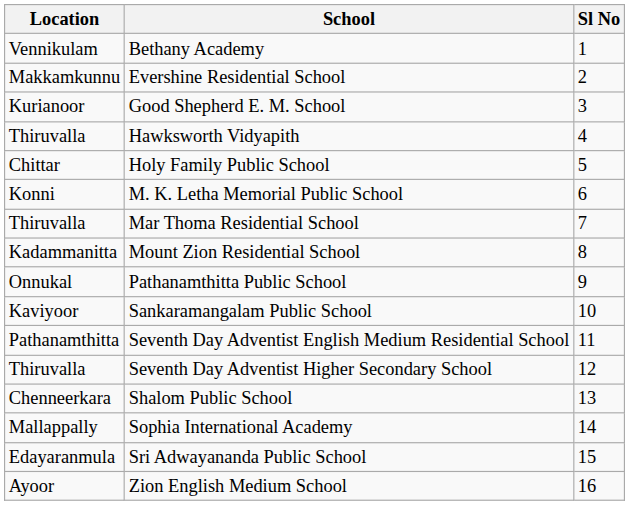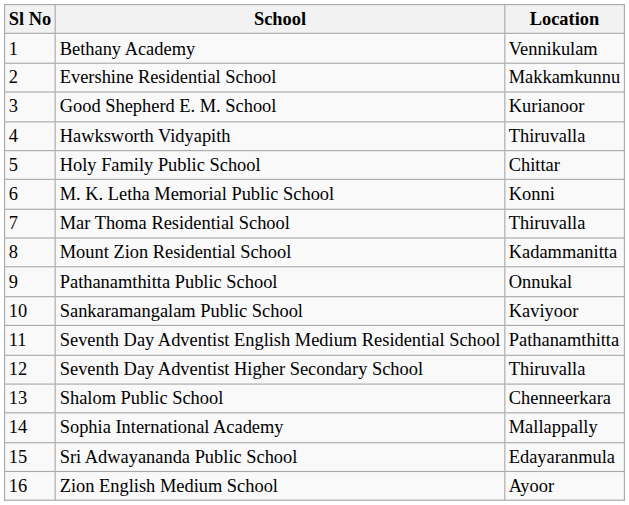columns swapped: (599, 19) <-> (65, 19)
